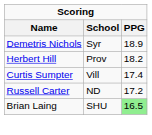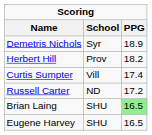+ row: (41, 122)
